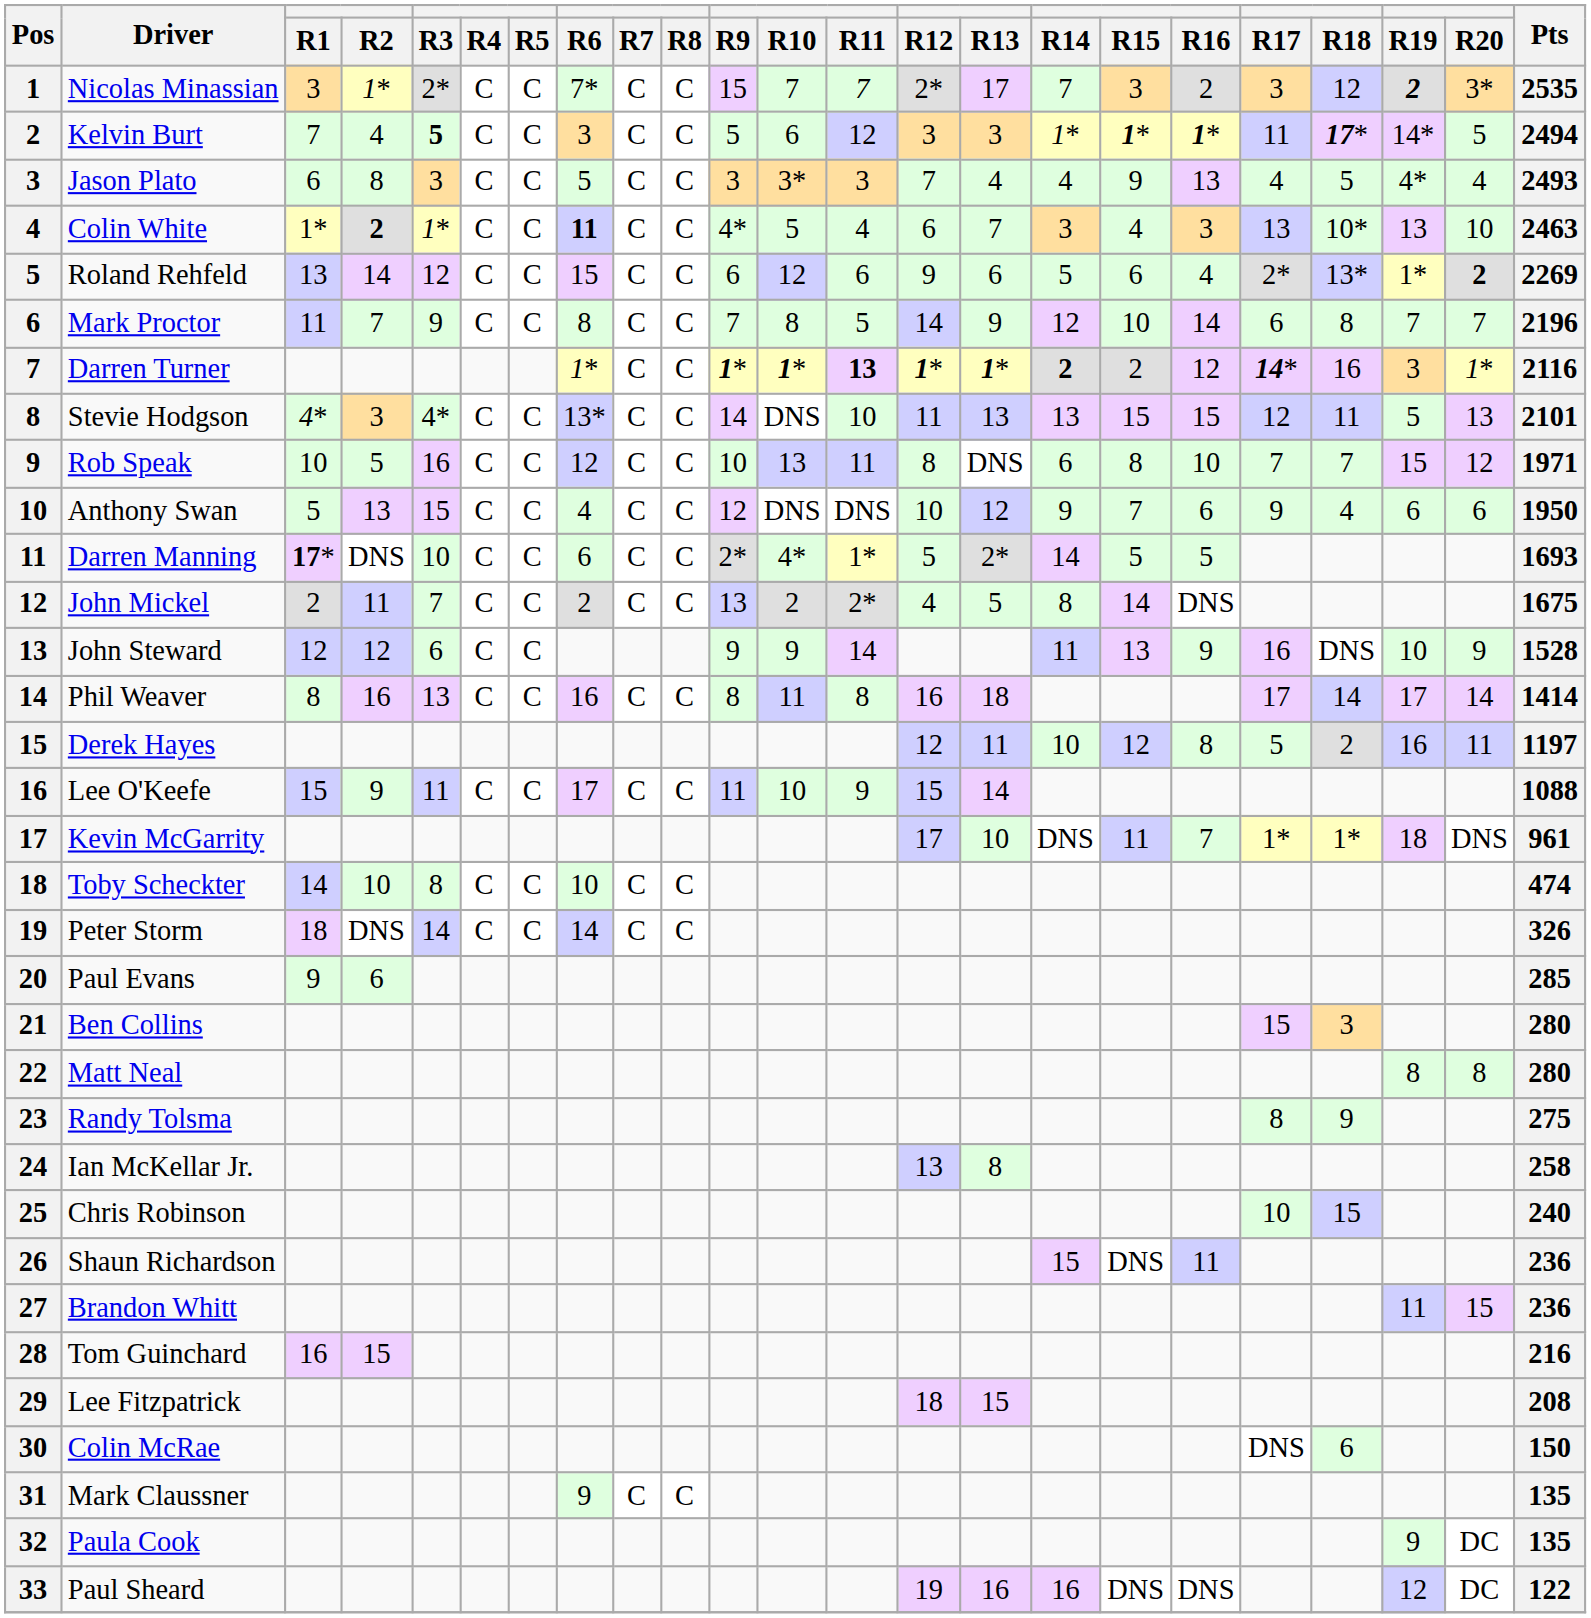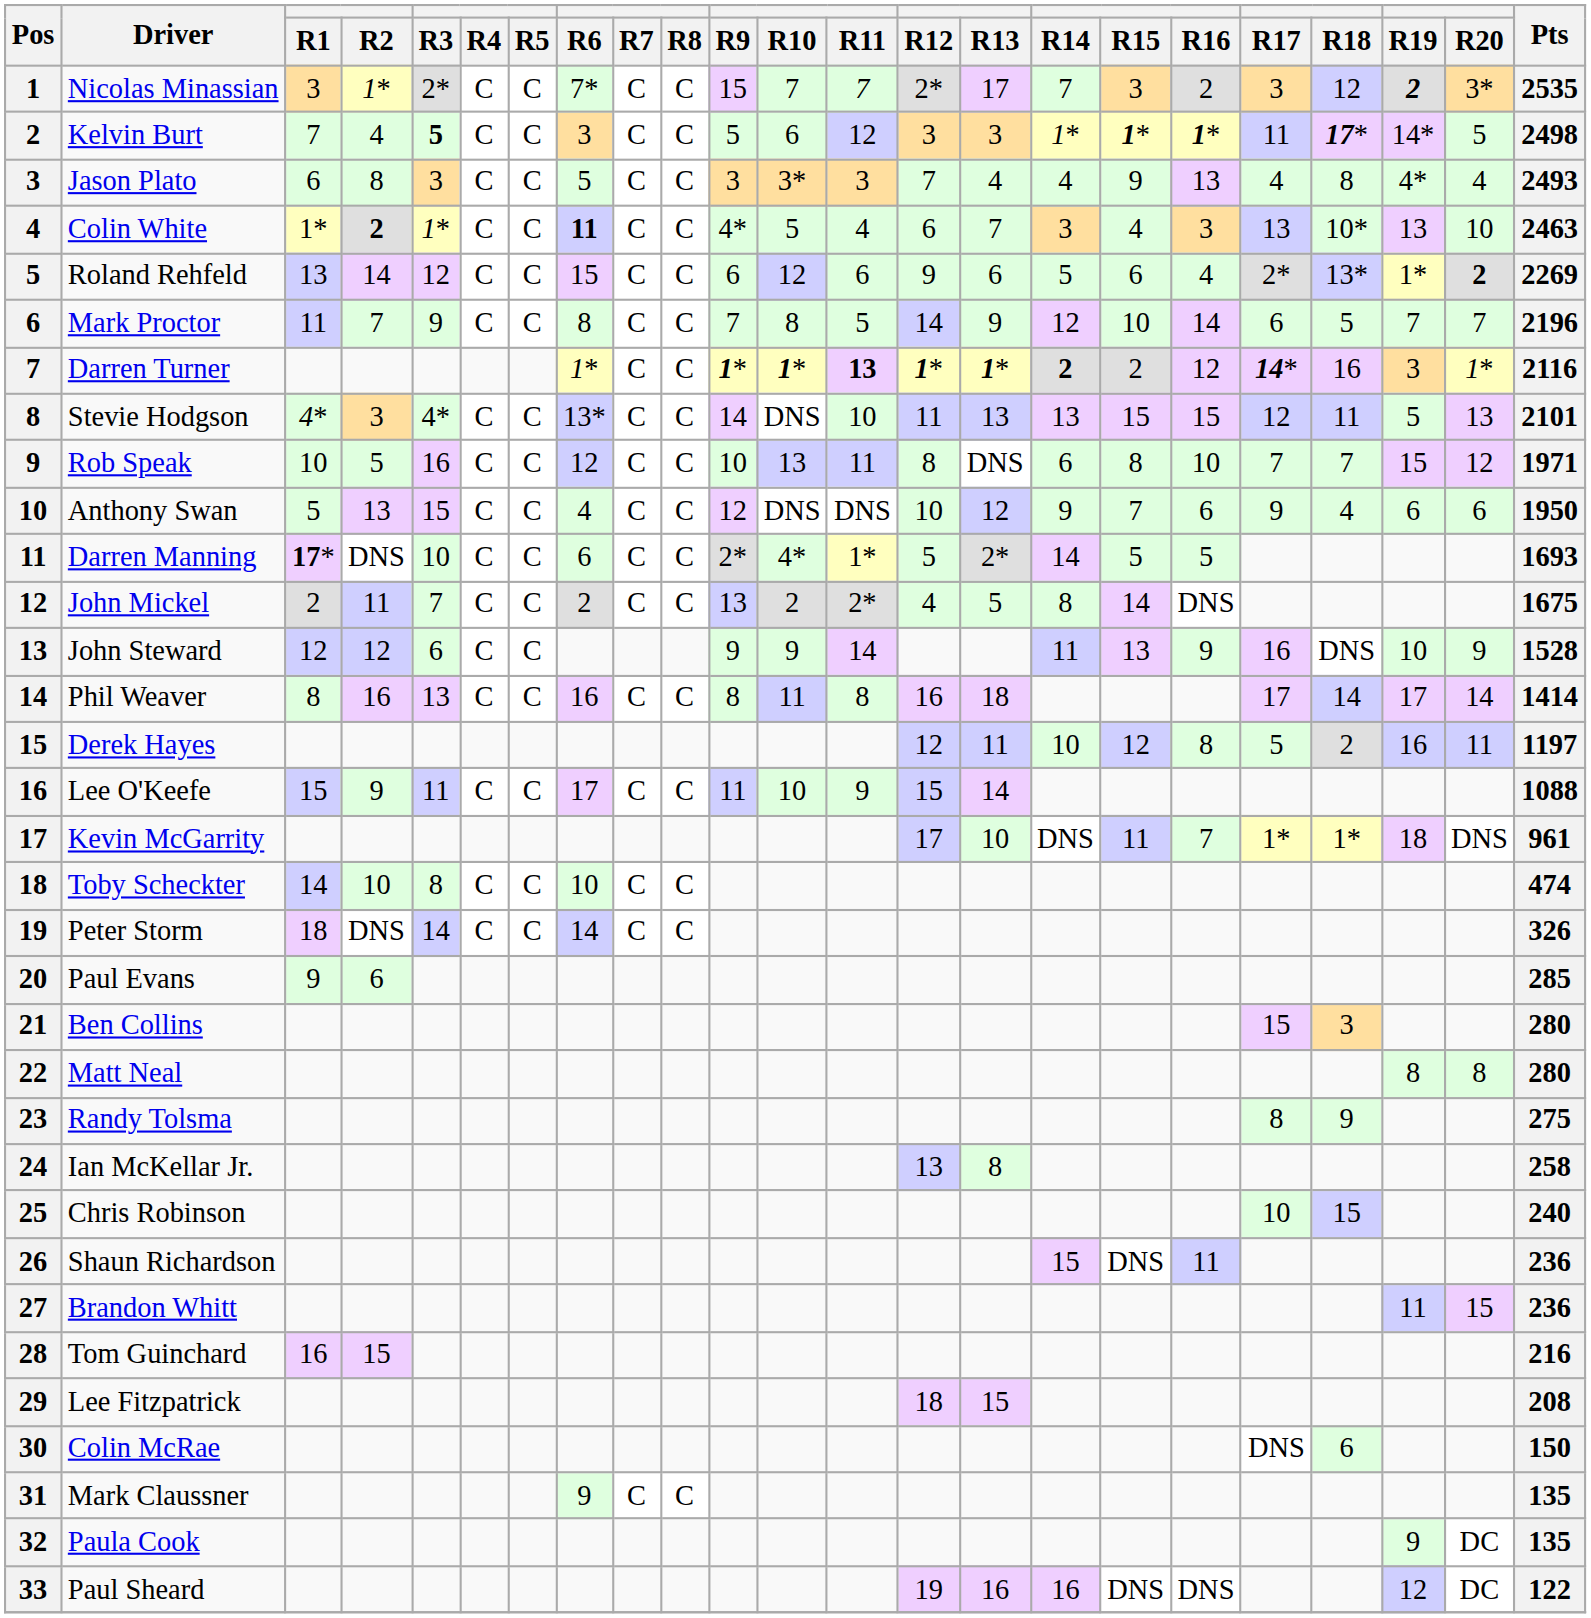(1550, 134) 2494 -> (1550, 134) 2498
(1347, 181) 5 -> (1347, 181) 8
(1347, 322) 8 -> (1347, 322) 5
